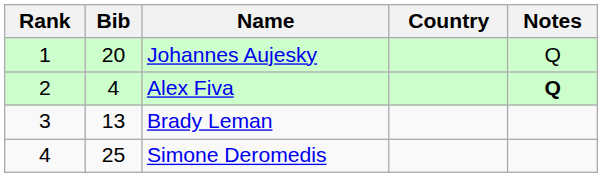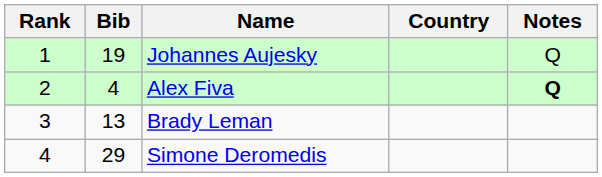(113, 54) 20 -> (113, 54) 19
(113, 155) 25 -> (113, 155) 29
